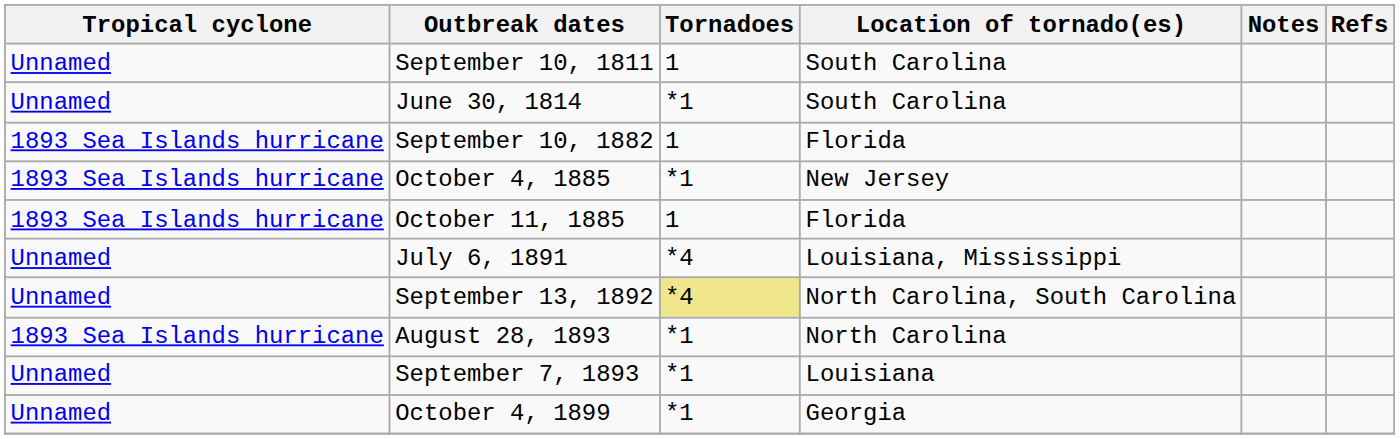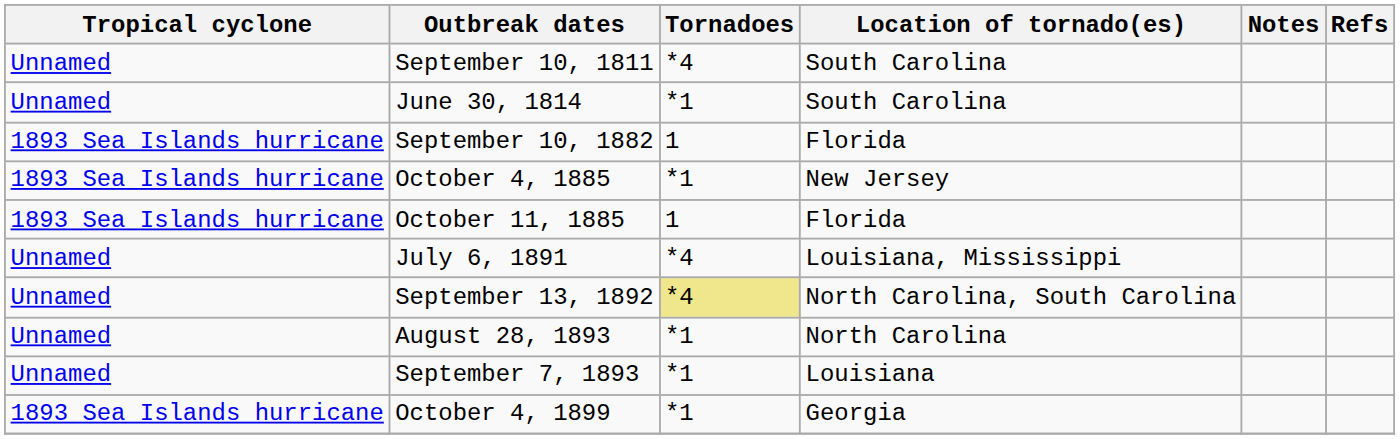(672, 63) 1 -> (679, 63) *4
(197, 336) 1893 Sea Islands hurricane -> (61, 336) Unnamed
(61, 414) Unnamed -> (197, 414) 1893 Sea Islands hurricane
